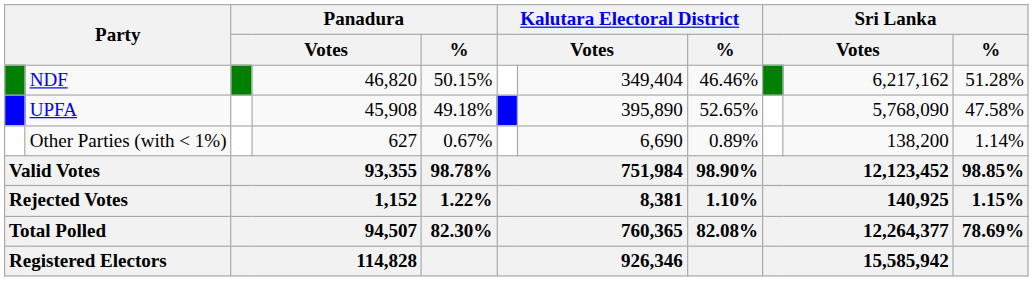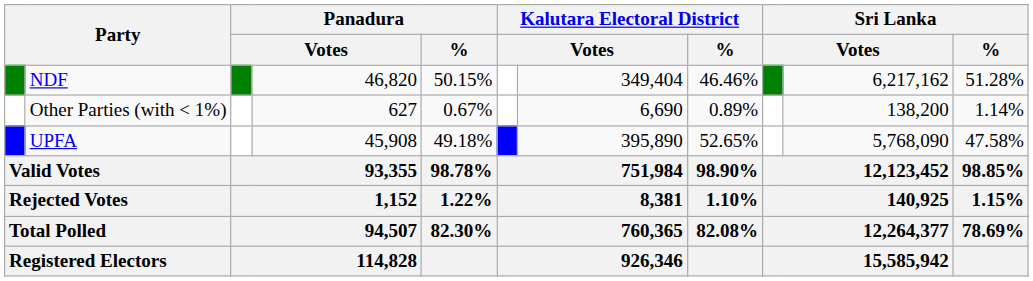rows swapped: (53, 110) <-> (128, 140)
